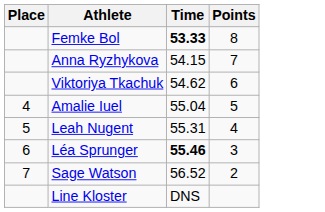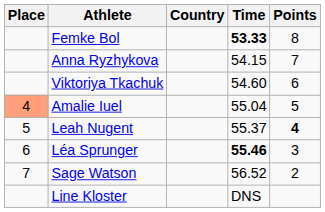+ column: (197, 15)
(188, 83) 54.62 -> (249, 83) 54.60
(26, 106) no background -> (26, 106) lightsalmon background
(188, 128) 55.31 -> (249, 128) 55.37
(234, 128) normal -> (295, 128) bold
